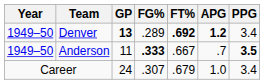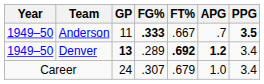rows swapped: (78, 33) <-> (84, 51)
